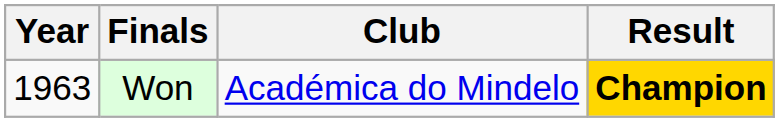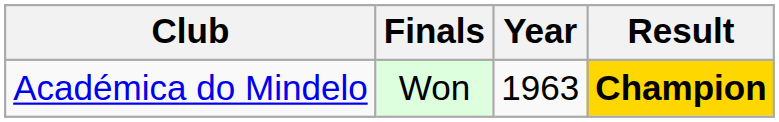columns swapped: (52, 32) <-> (402, 32)
